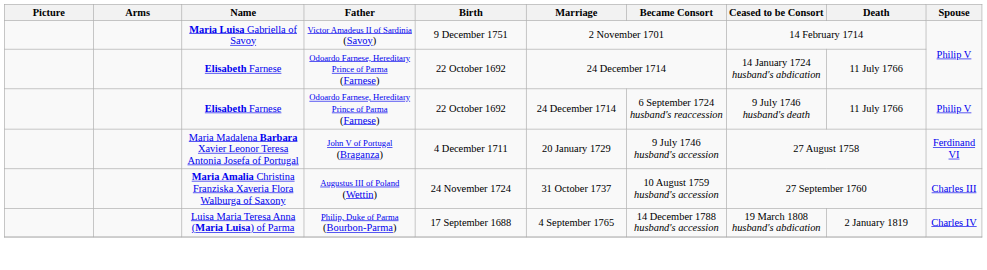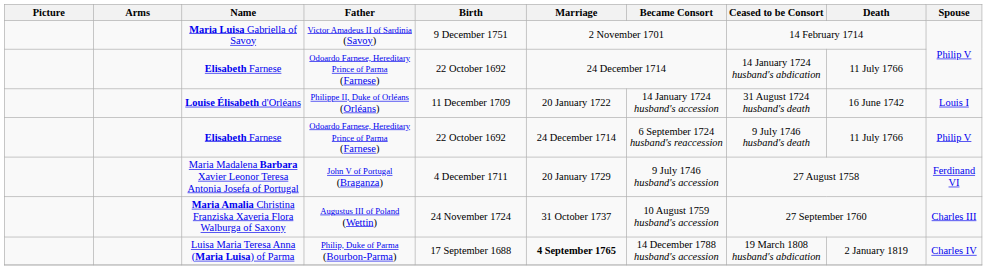+ row: (243, 103)
(576, 222) normal -> (576, 251) bold
